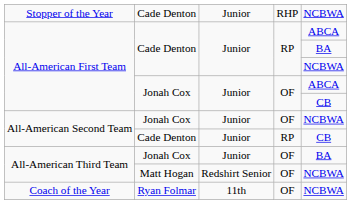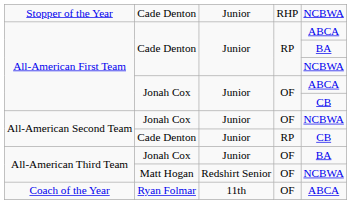(324, 191) NCBWA -> (324, 191) ABCA
